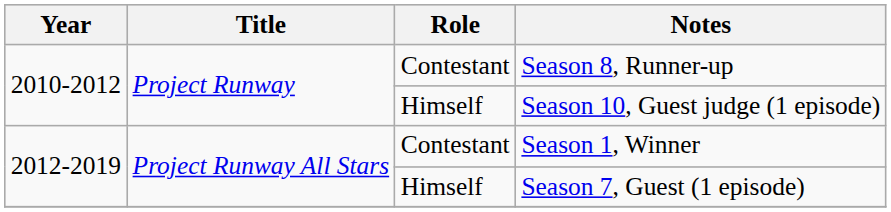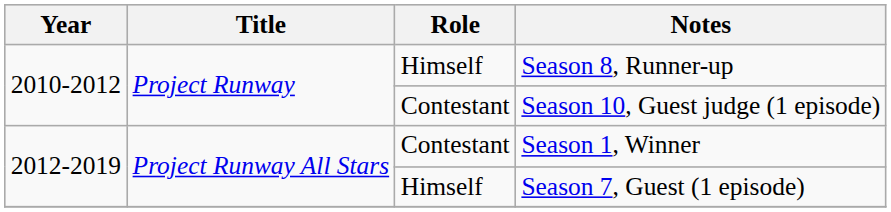(455, 65) Contestant -> (442, 65) Himself
(442, 105) Himself -> (455, 105) Contestant
